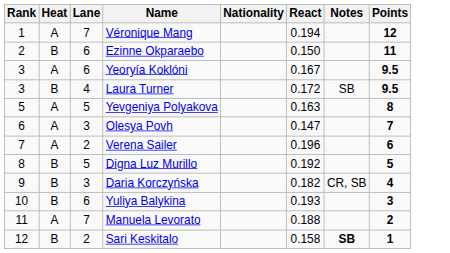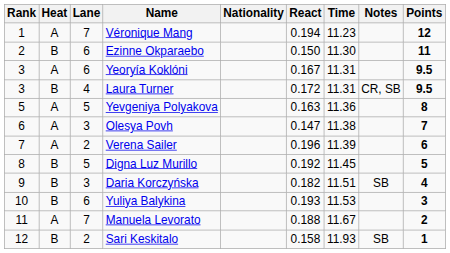+ column: (341, 13)
(347, 88) SB -> (381, 88) CR, SB
(347, 182) CR, SB -> (381, 182) SB
(347, 239) bold -> (381, 239) normal
